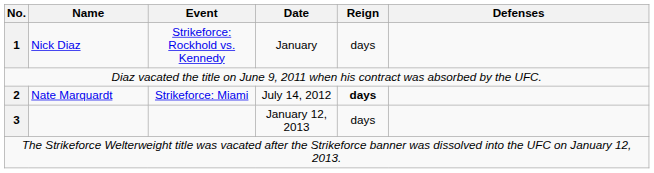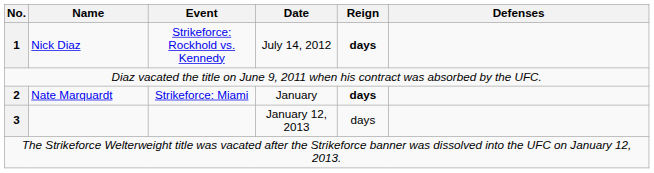(296, 45) January -> (296, 45) July 14, 2012
(363, 45) normal -> (363, 45) bold
(296, 95) July 14, 2012 -> (296, 95) January
